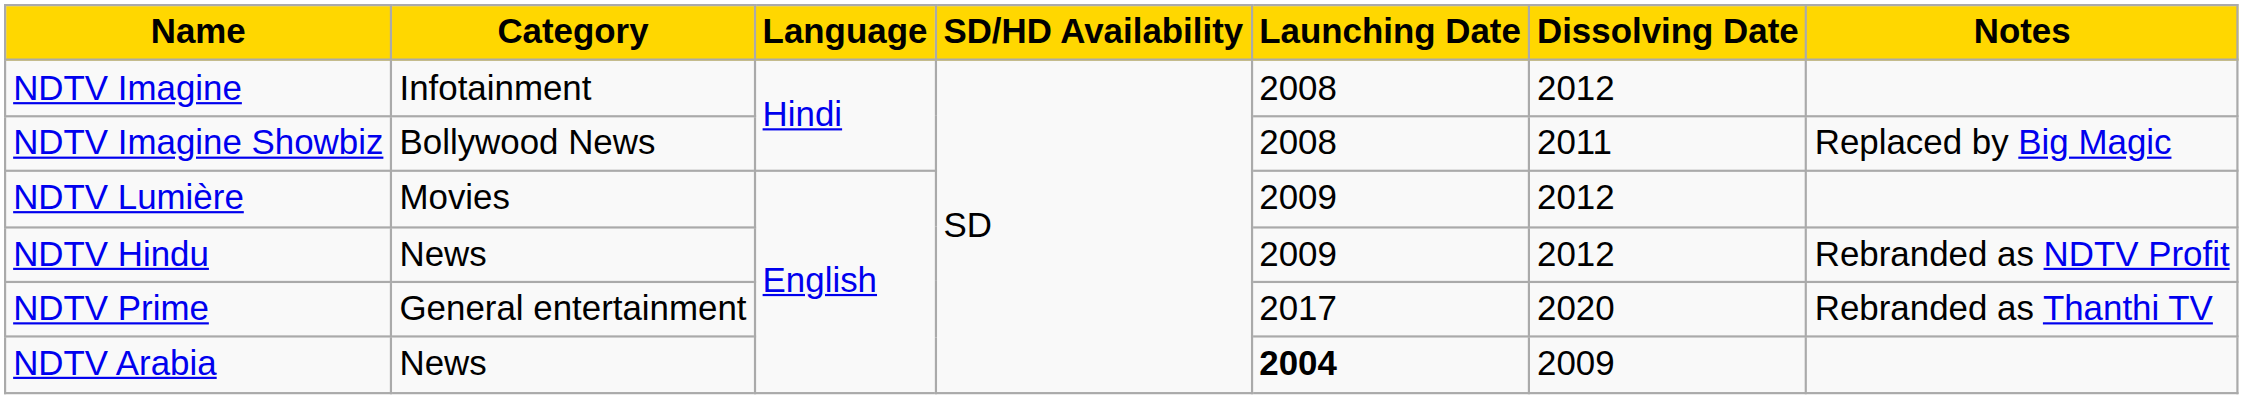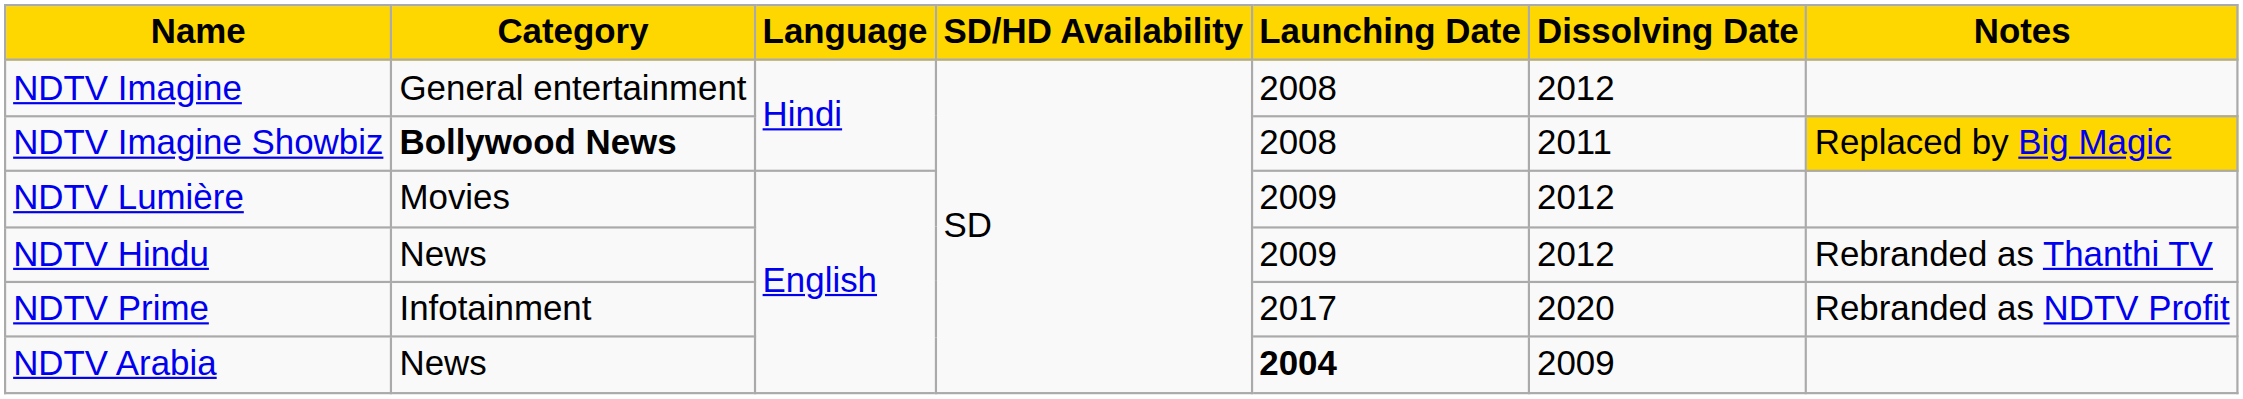(495, 87) Infotainment -> (573, 87) General entertainment
(527, 142) normal -> (538, 142) bold
(1993, 142) no background -> (1993, 142) gold background
(2022, 253) Rebranded as NDTV Profit -> (2014, 253) Rebranded as Thanthi TV
(573, 308) General entertainment -> (495, 308) Infotainment
(2014, 308) Rebranded as Thanthi TV -> (2022, 308) Rebranded as NDTV Profit
